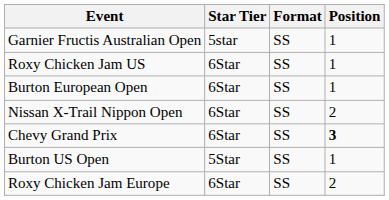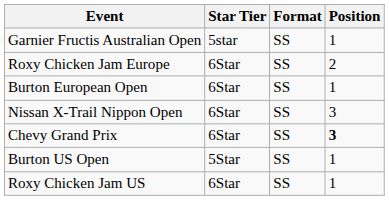rows swapped: (89, 183) <-> (77, 64)
(332, 111) 2 -> (332, 111) 3
